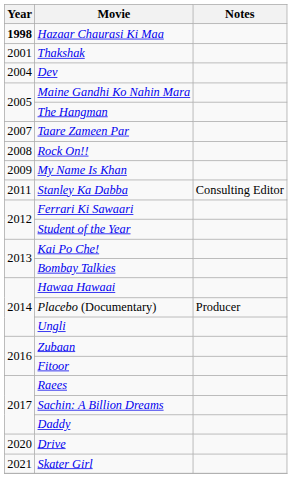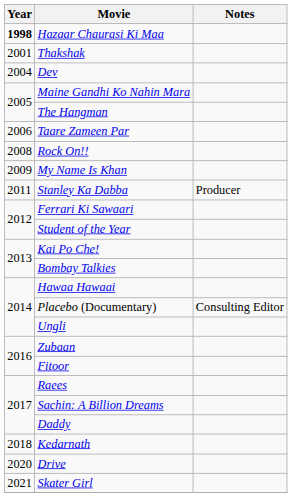(20, 131) 2007 -> (20, 131) 2006
(240, 190) Consulting Editor -> (218, 190) Producer
(218, 307) Producer -> (240, 307) Consulting Editor
+ row: (64, 444)
